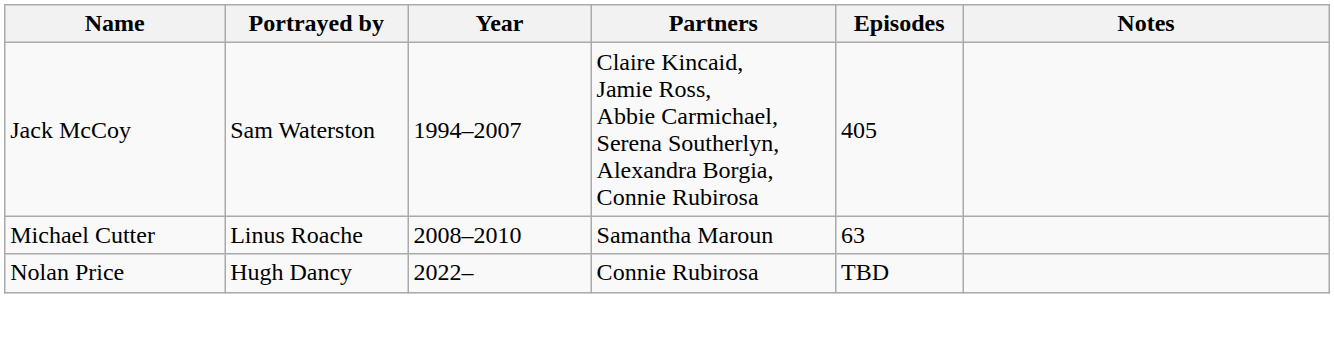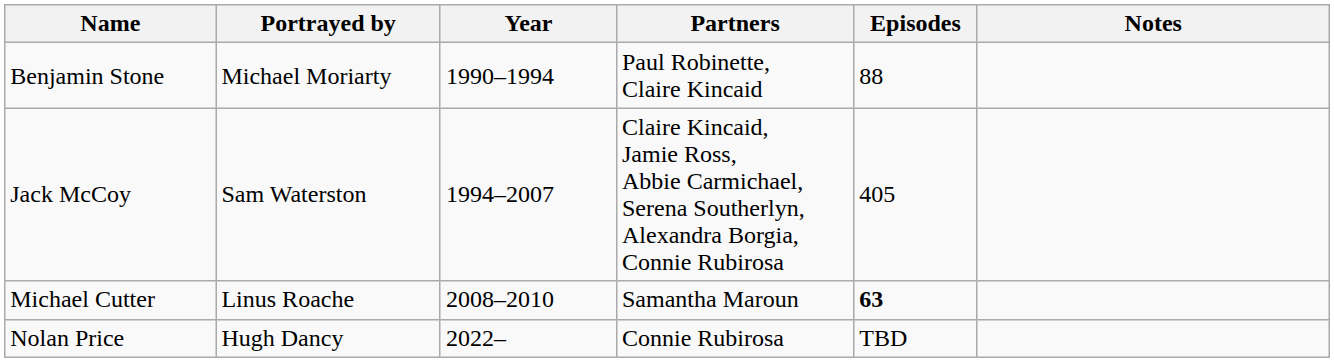+ row: (87, 75)
(853, 234) normal -> (871, 299) bold
